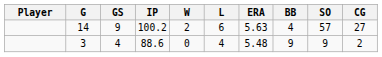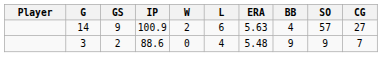(152, 28) 100.2 -> (152, 28) 100.9
(118, 44) 4 -> (118, 44) 2
(360, 44) 2 -> (360, 44) 7
